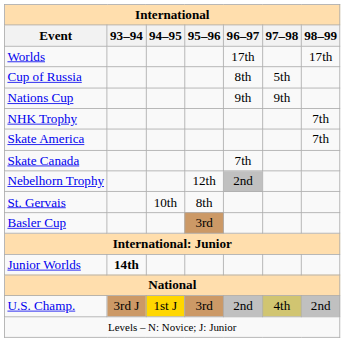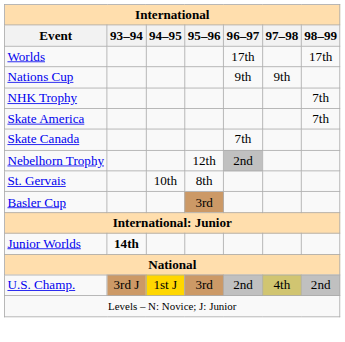- row: (45, 77)
